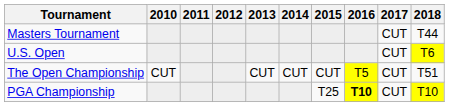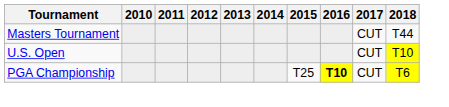(428, 53) T6 -> (403, 53) T10
- row: (76, 73)
(428, 92) T10 -> (403, 73) T6
